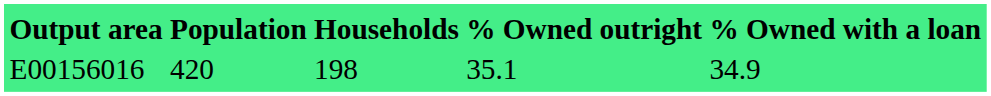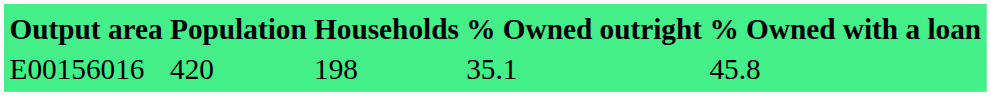(735, 69) 34.9 -> (735, 69) 45.8
